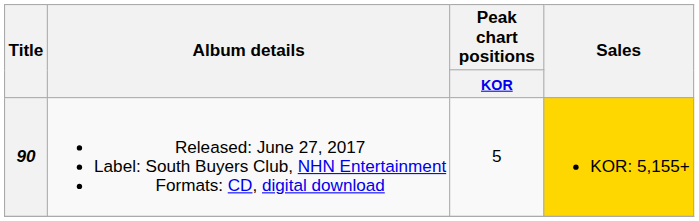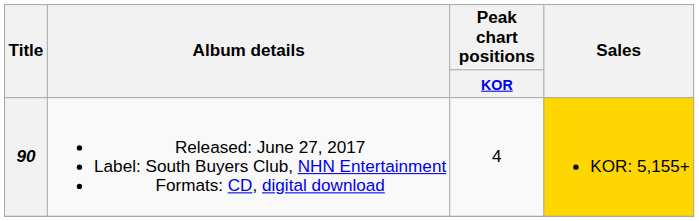(497, 156) 5 -> (497, 156) 4
